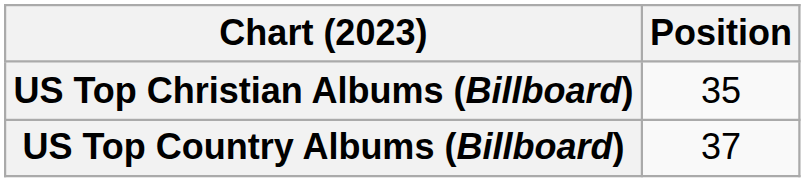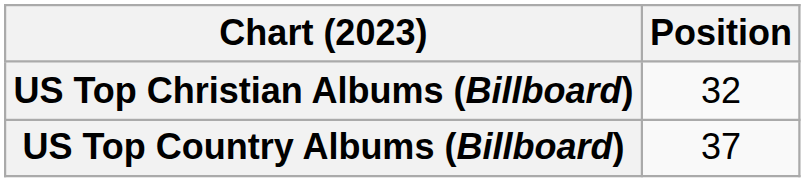(721, 90) 35 -> (721, 90) 32
